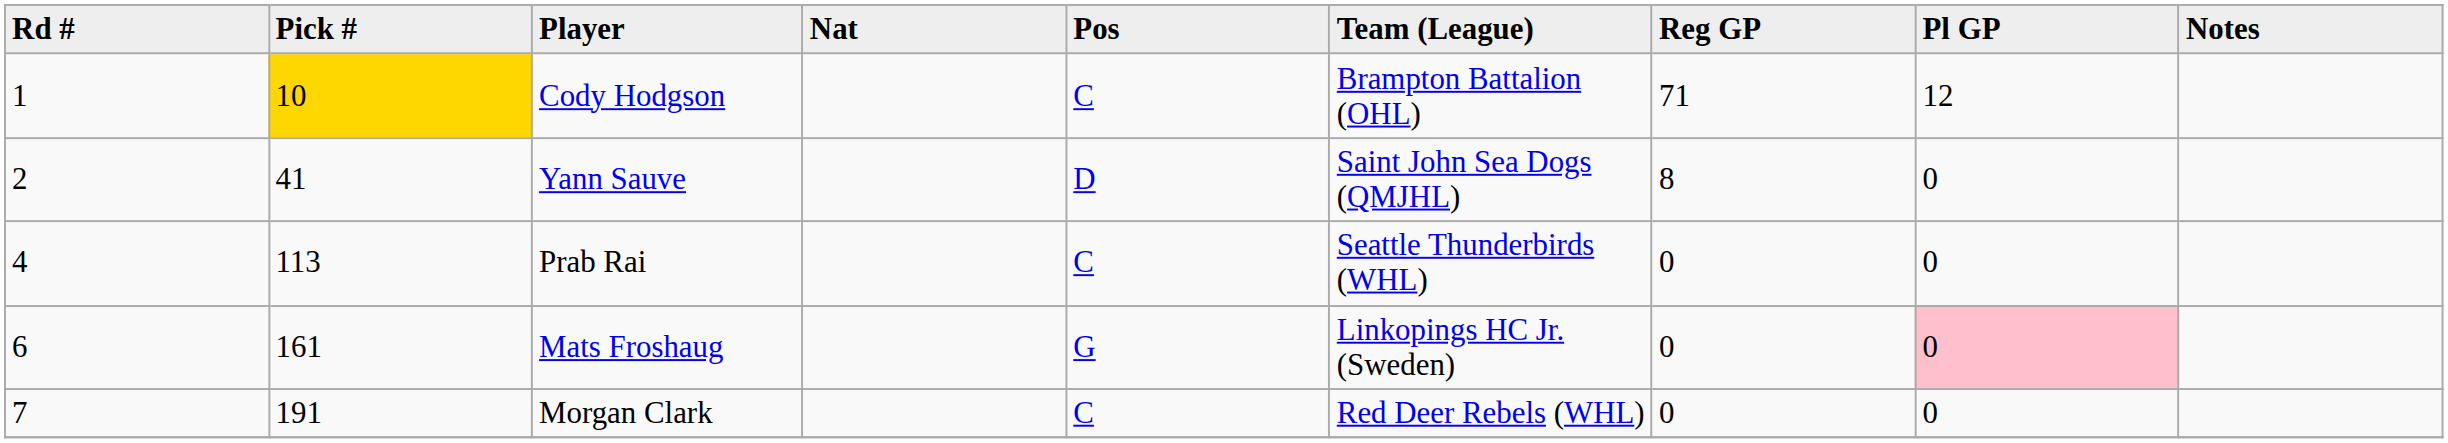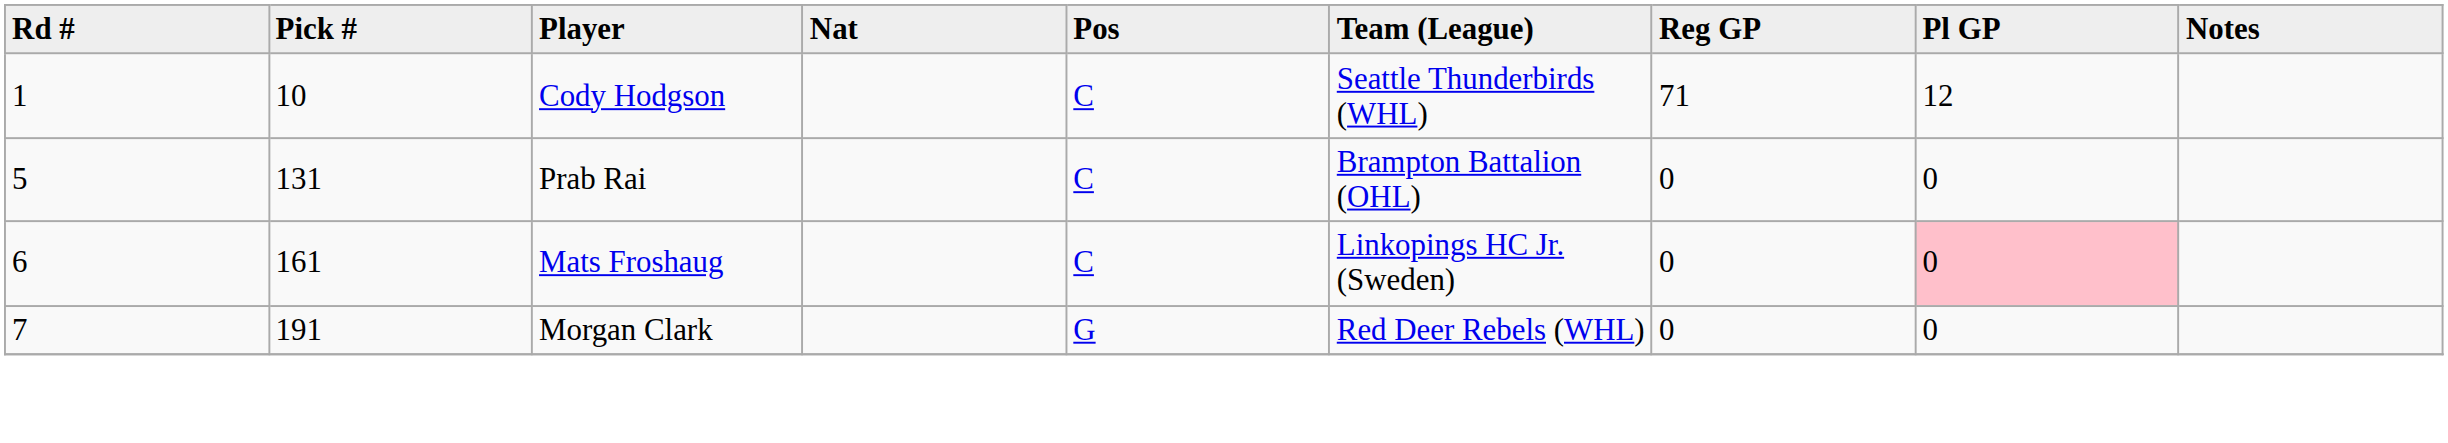(291, 95) gold background -> (291, 95) no background
(1459, 95) Brampton Battalion (OHL) -> (1466, 95) Seattle Thunderbirds (WHL)
- row: (613, 179)
(20, 262) 4 -> (20, 179) 5
(298, 262) 113 -> (299, 179) 131
(1466, 262) Seattle Thunderbirds (WHL) -> (1459, 179) Brampton Battalion (OHL)
(1084, 346) G -> (1084, 262) C
(1084, 412) C -> (1084, 329) G
